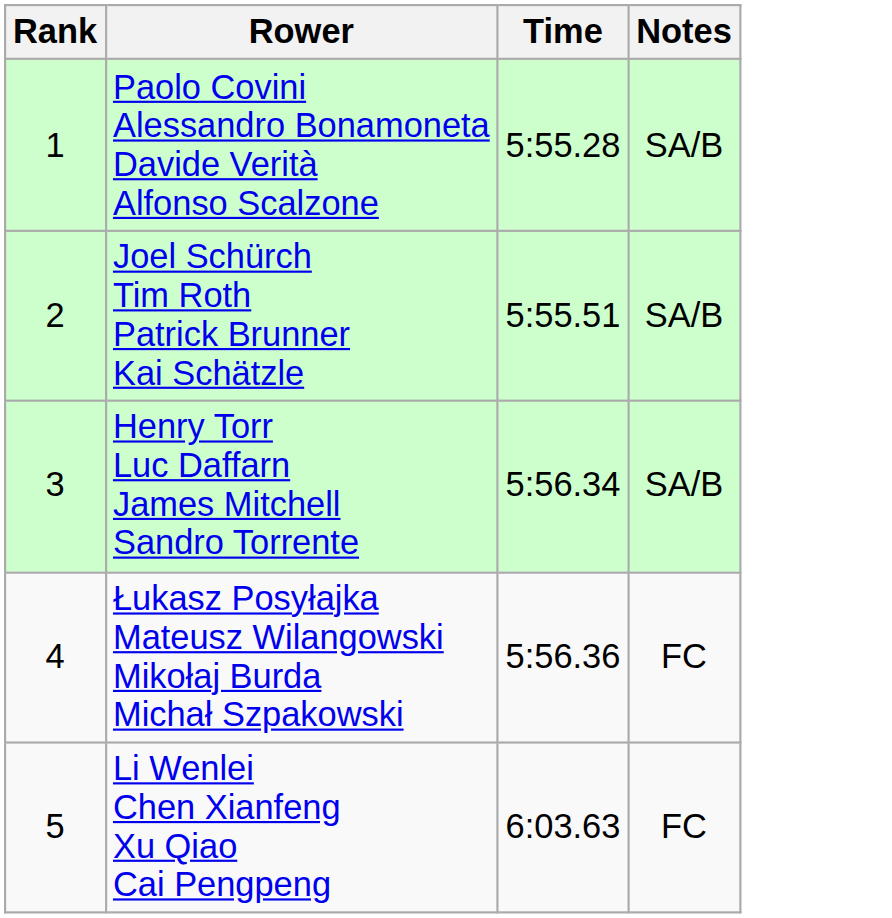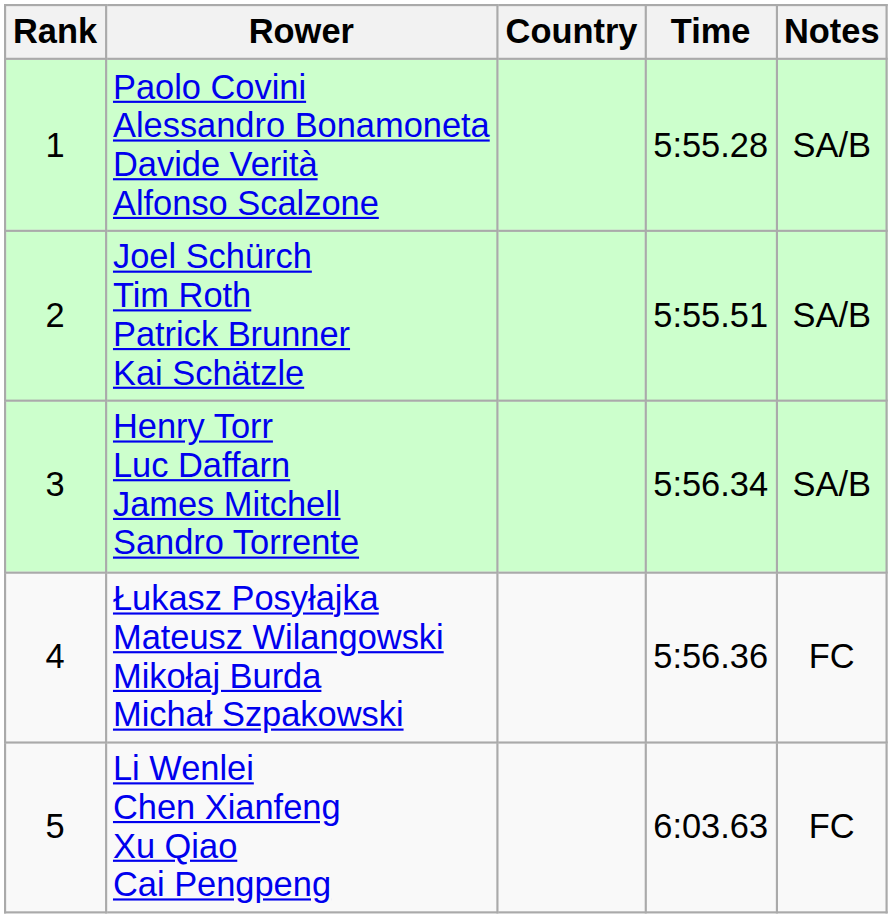+ column: (572, 31)
